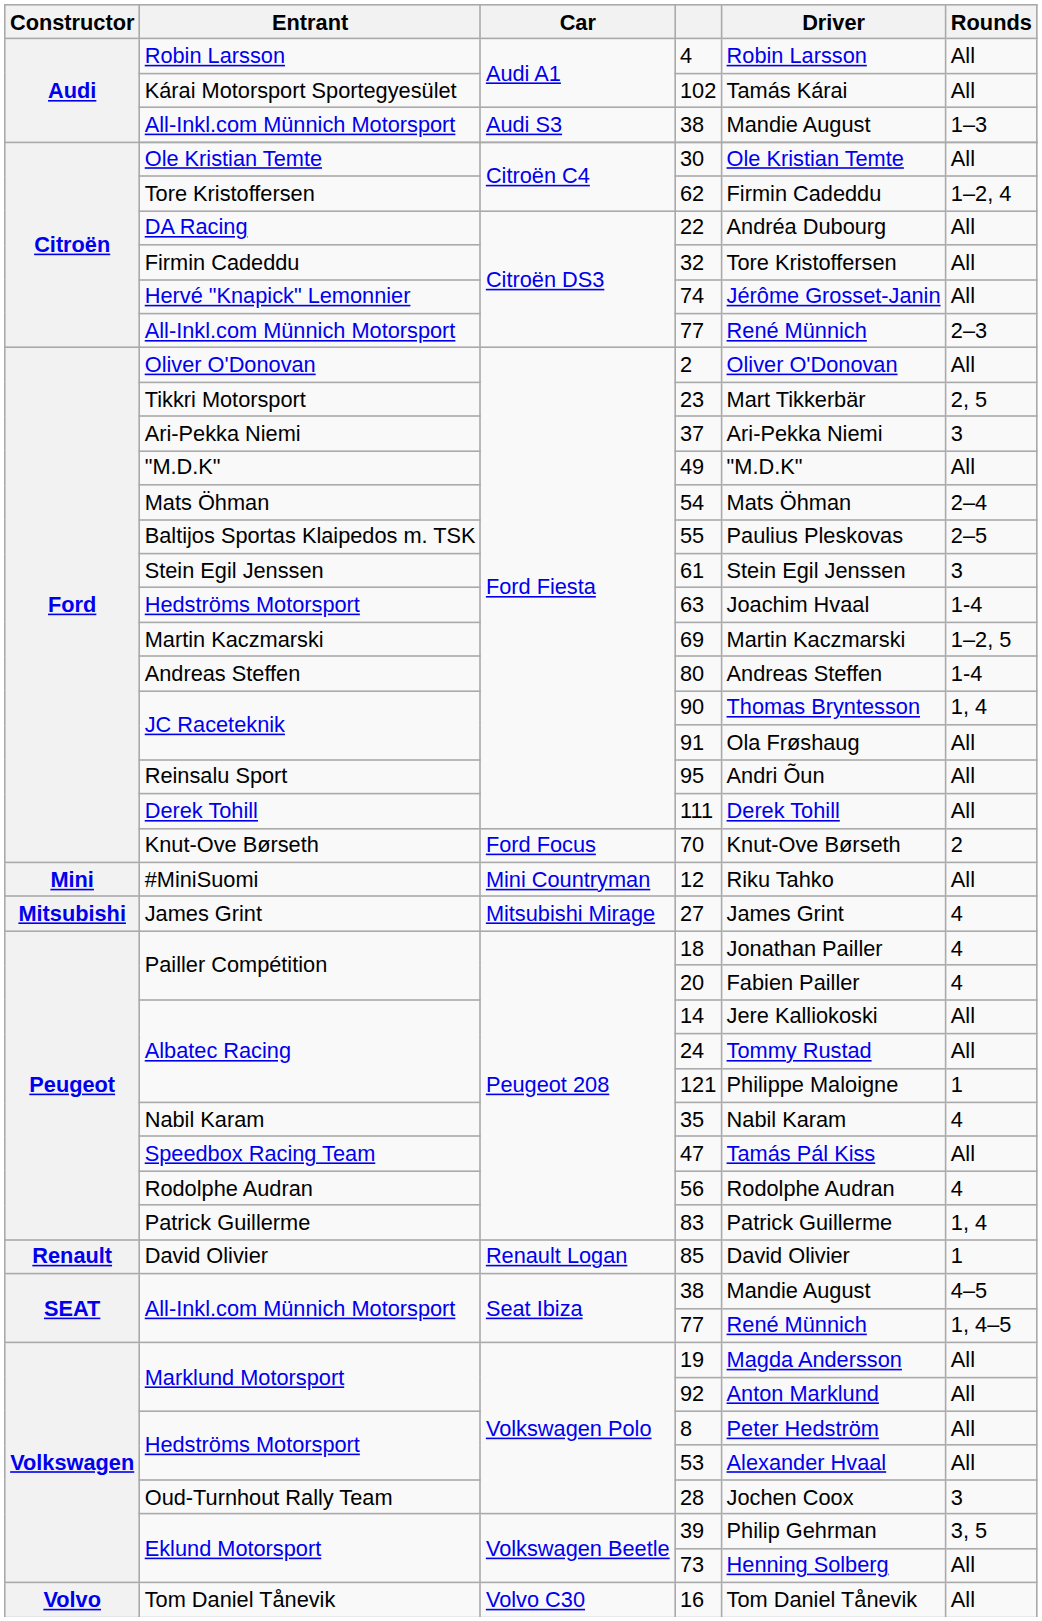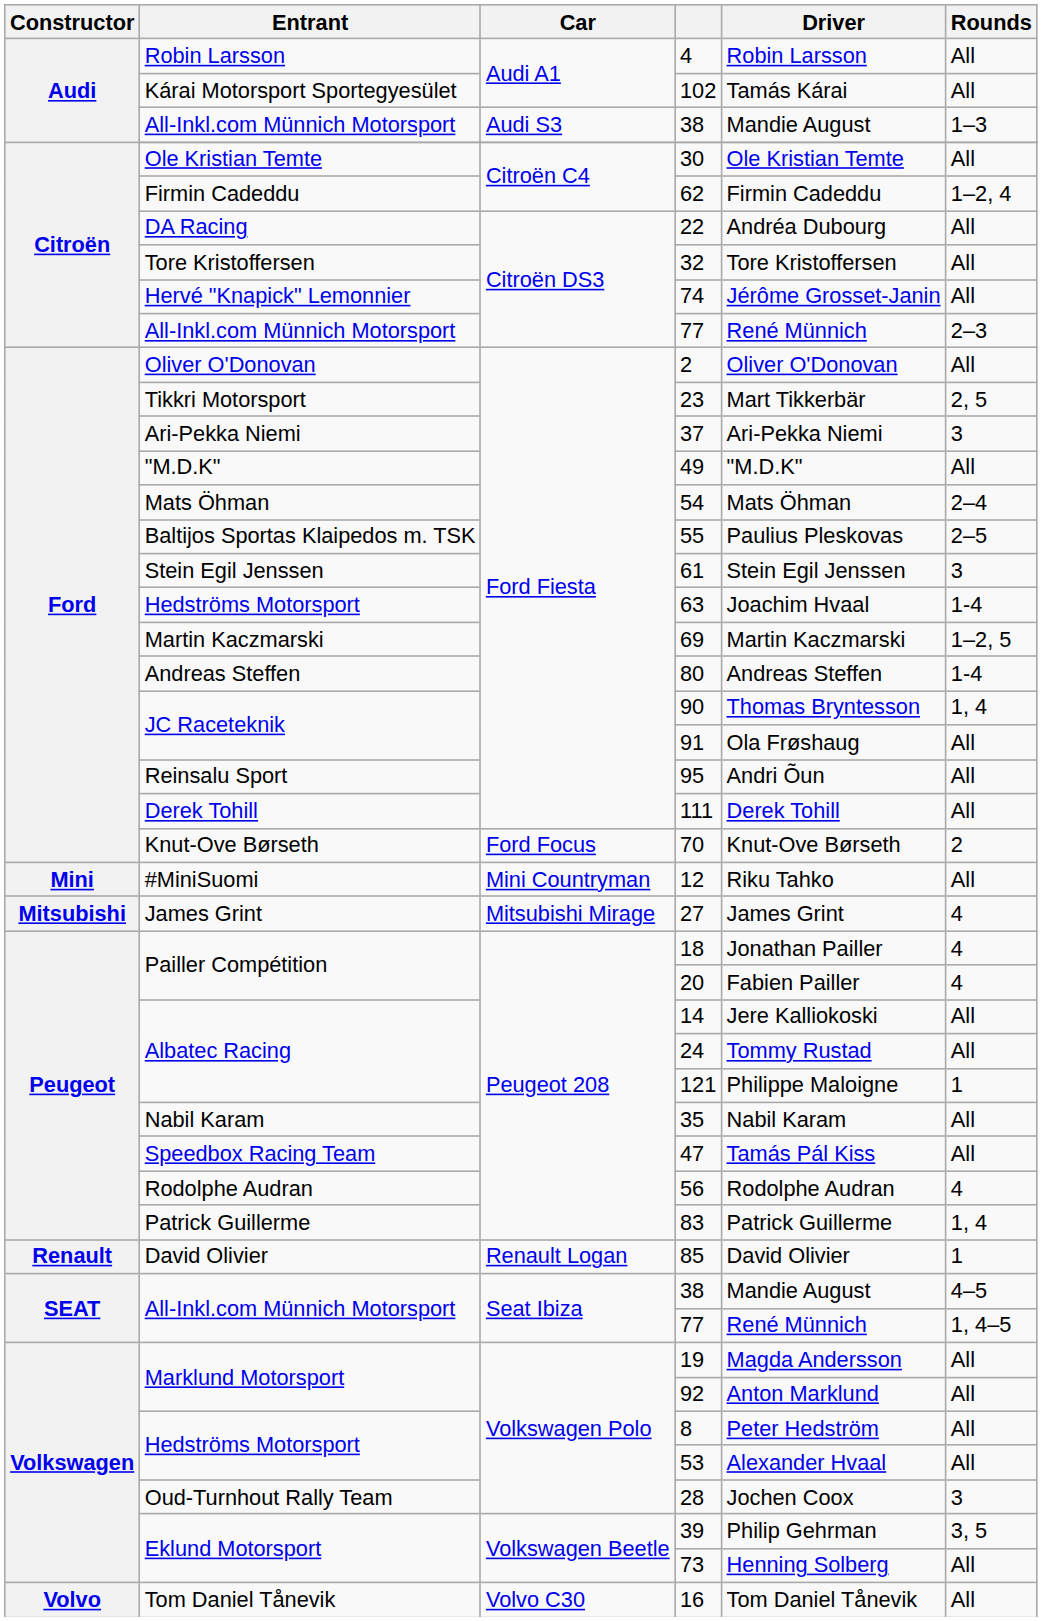(230, 193) Tore Kristoffersen -> (222, 193) Firmin Cadeddu
(222, 262) Firmin Cadeddu -> (230, 262) Tore Kristoffersen
(957, 1119) 4 -> (963, 1119) All
